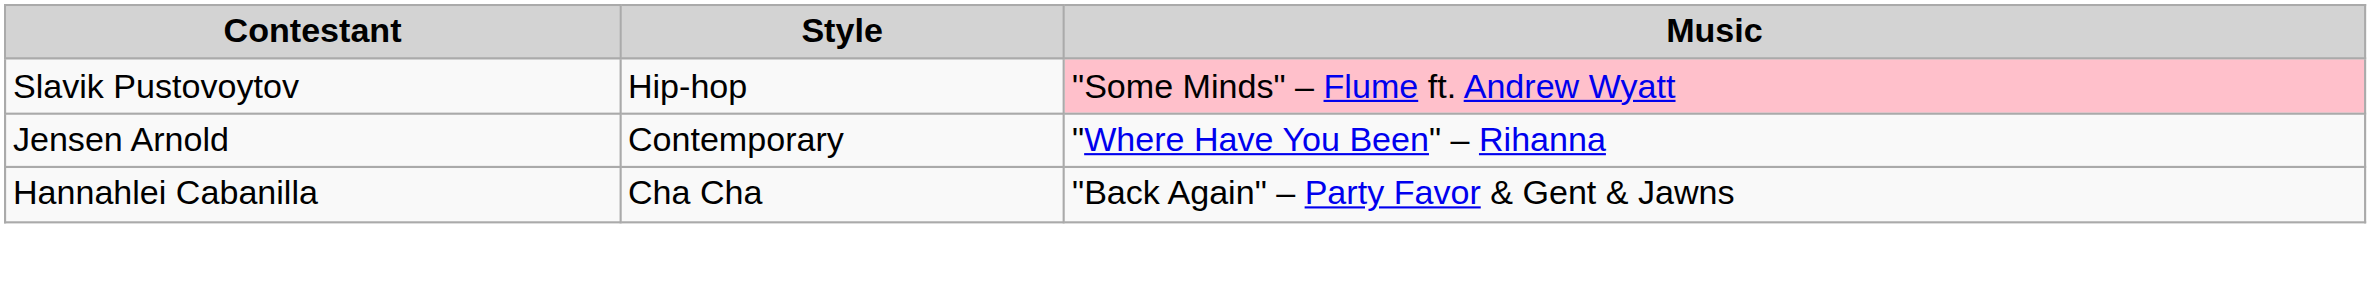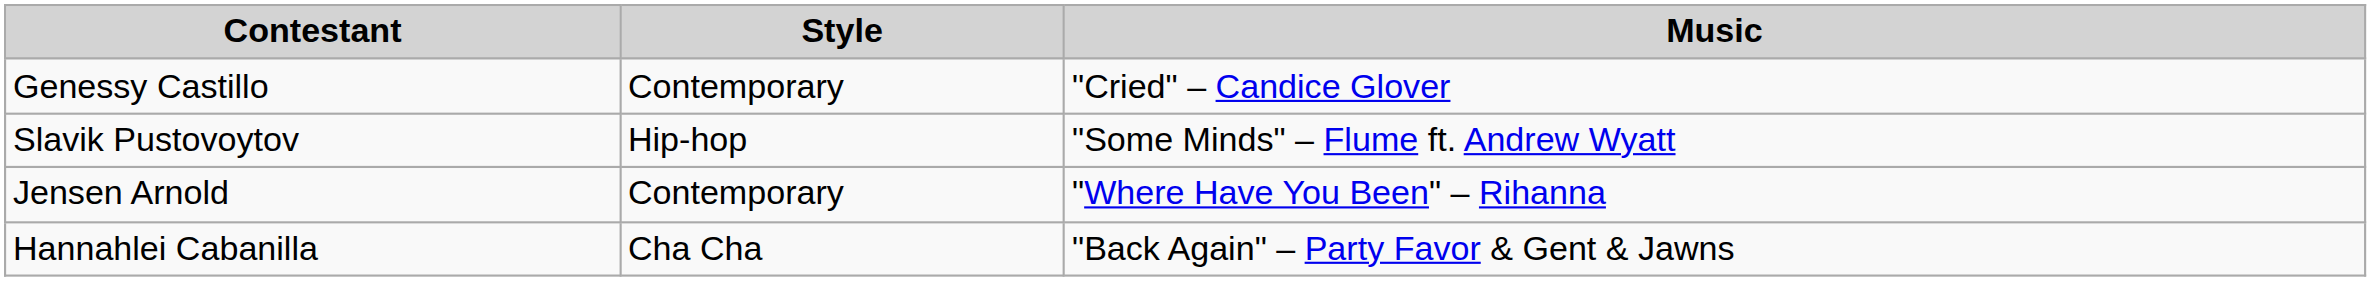+ row: (141, 85)
(1374, 85) pink background -> (1374, 139) no background
